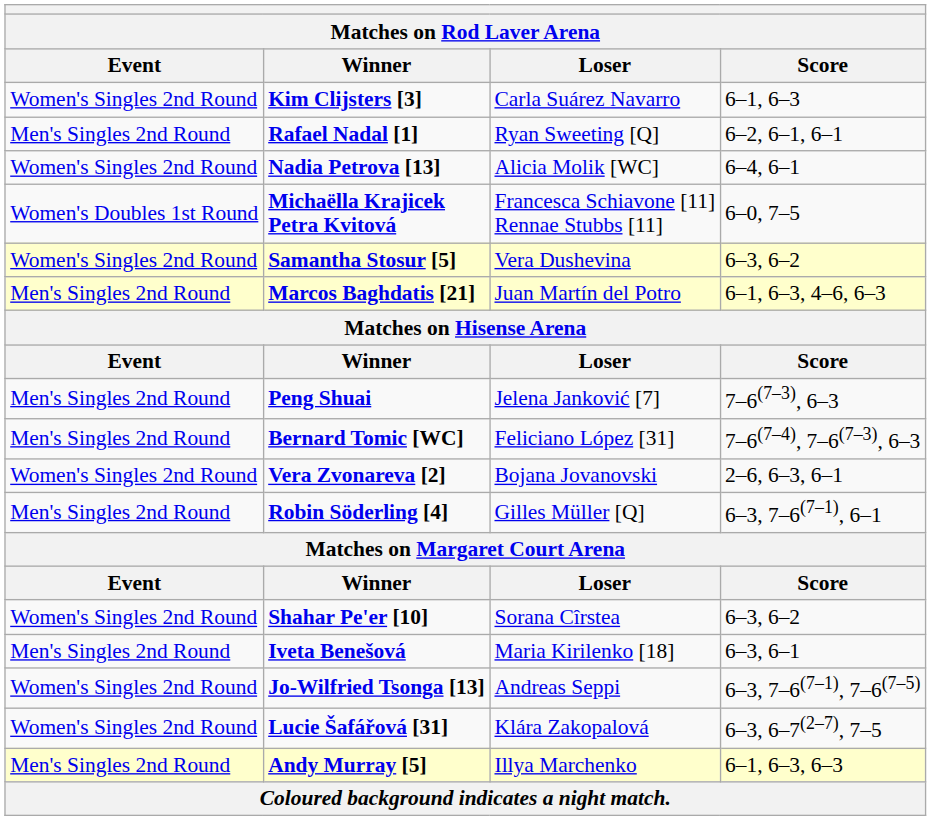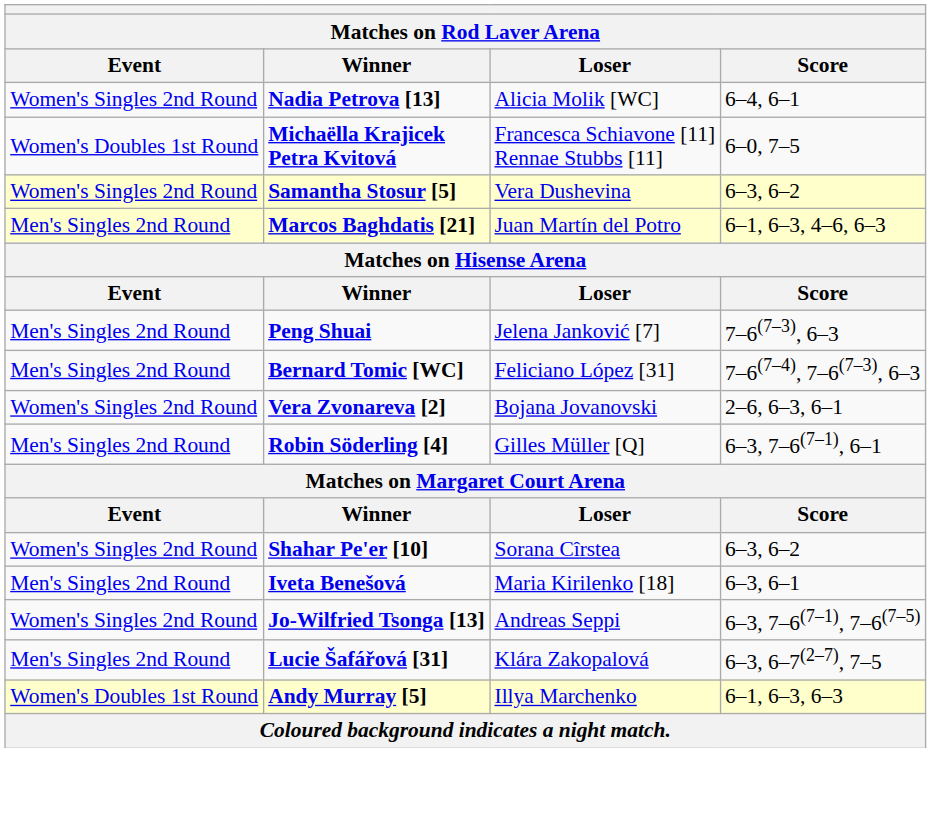- row: (345, 99)
- row: (343, 133)
(134, 727) Women's Singles 2nd Round -> (120, 659) Men's Singles 2nd Round
(120, 764) Men's Singles 2nd Round -> (134, 696) Women's Doubles 1st Round
